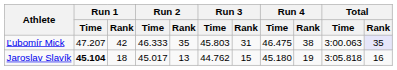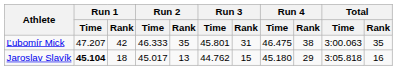(215, 43) 45.803 -> (215, 43) 45.801
(378, 43) lavender background -> (378, 43) no background
(308, 58) 19 -> (308, 58) 29
